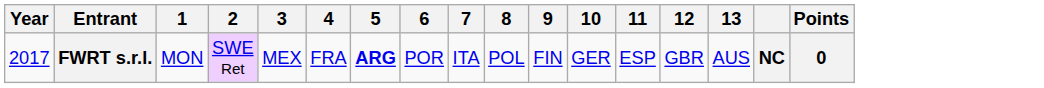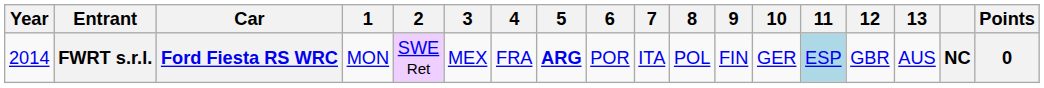+ column: (249, 19)
(29, 57) 2017 -> (29, 57) 2014
(638, 57) no background -> (823, 57) lightblue background
